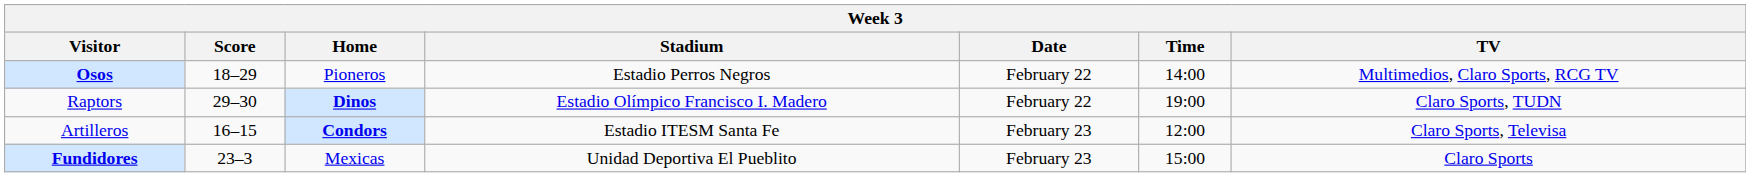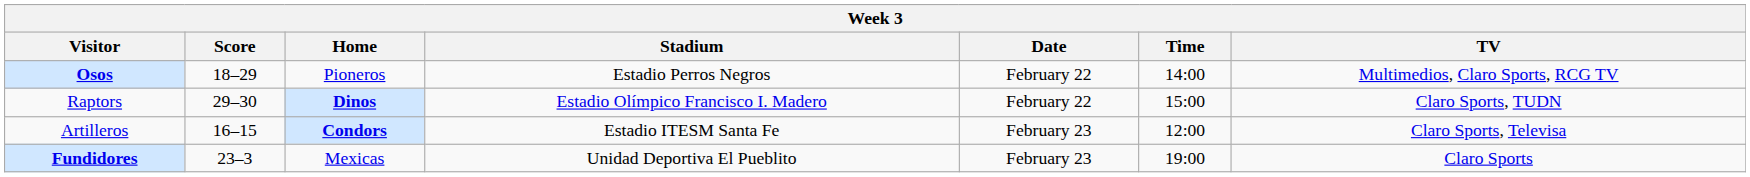(1185, 102) 19:00 -> (1185, 102) 15:00
(1185, 158) 15:00 -> (1185, 158) 19:00
